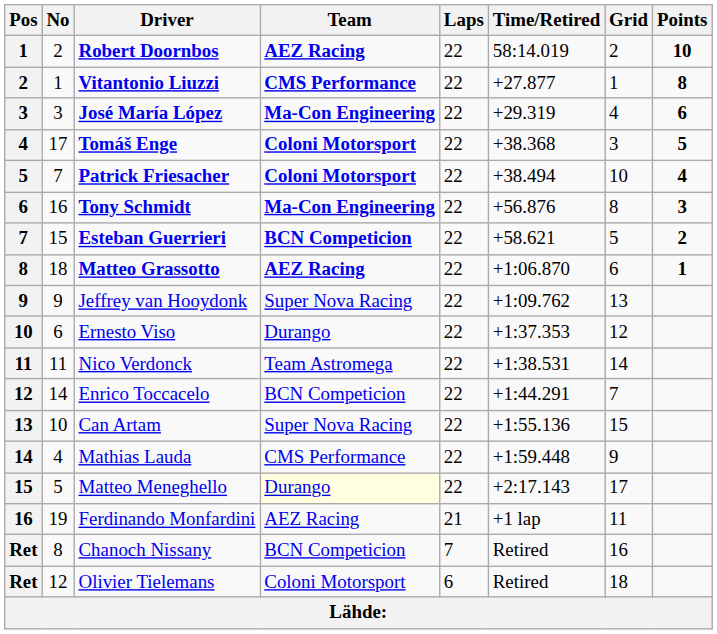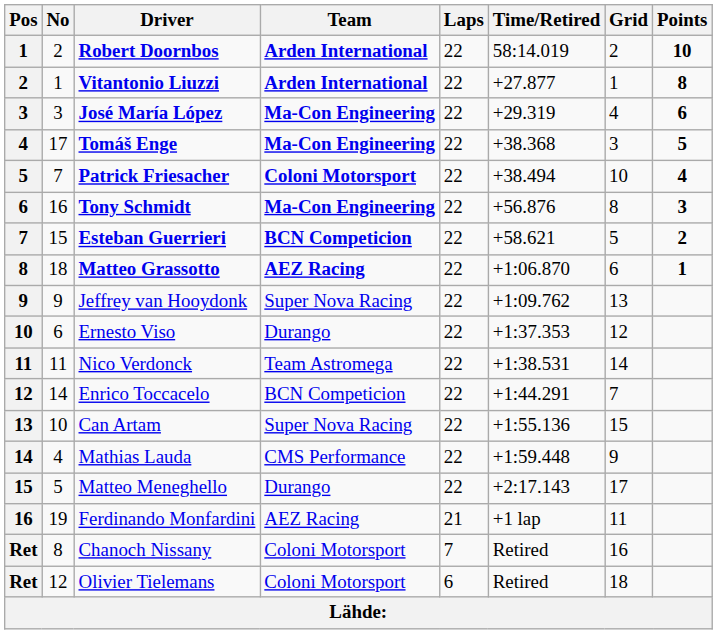(314, 50) AEZ Racing -> (346, 50) Arden International
(340, 82) CMS Performance -> (346, 82) Arden International
(340, 144) Coloni Motorsport -> (350, 144) Ma-Con Engineering
(297, 487) lightyellow background -> (297, 487) no background
(335, 549) BCN Competicion -> (335, 549) Coloni Motorsport
